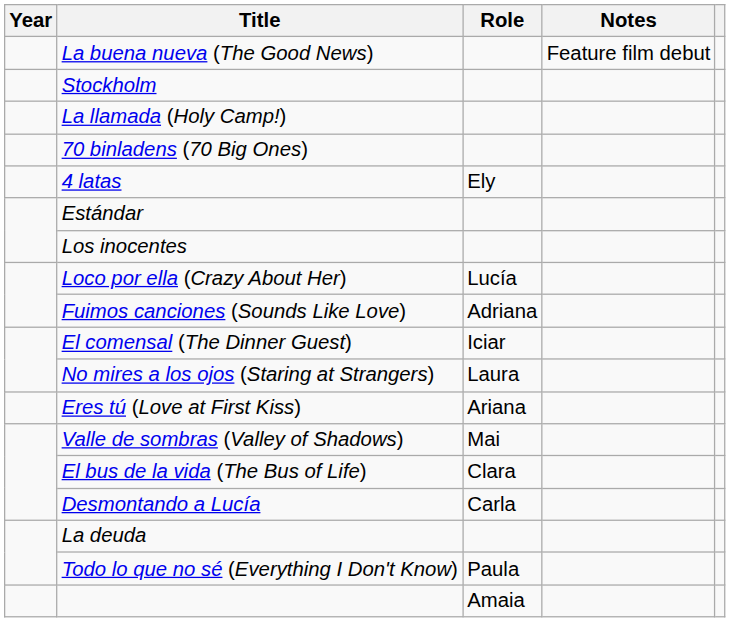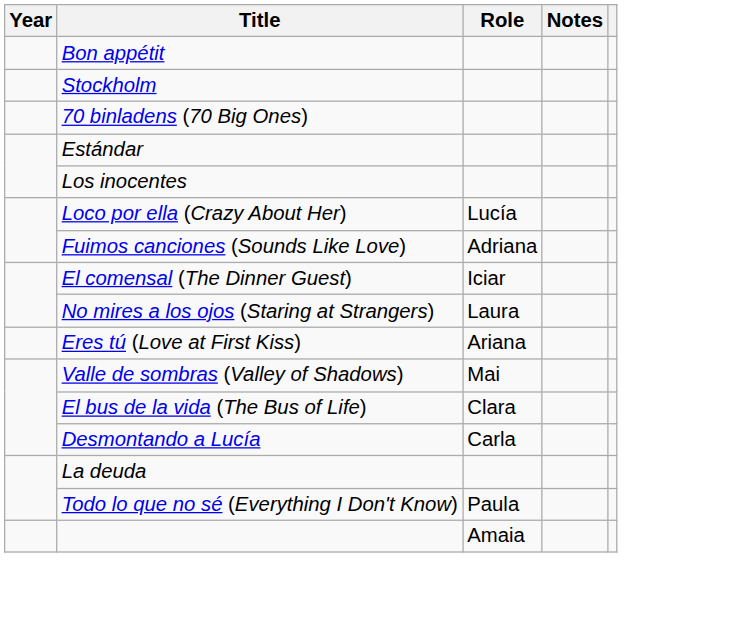- row: (218, 52)
+ row: (113, 52)
- row: (174, 117)
- row: (92, 181)
